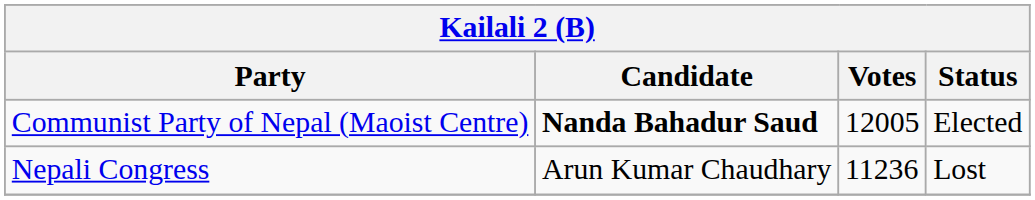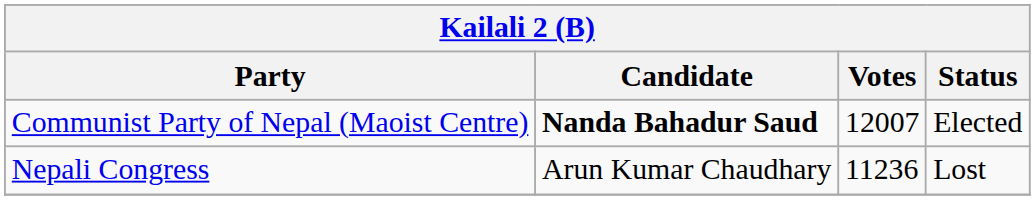(882, 122) 12005 -> (882, 122) 12007
